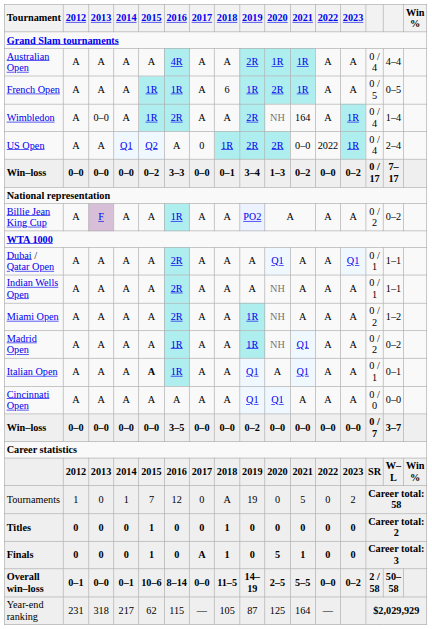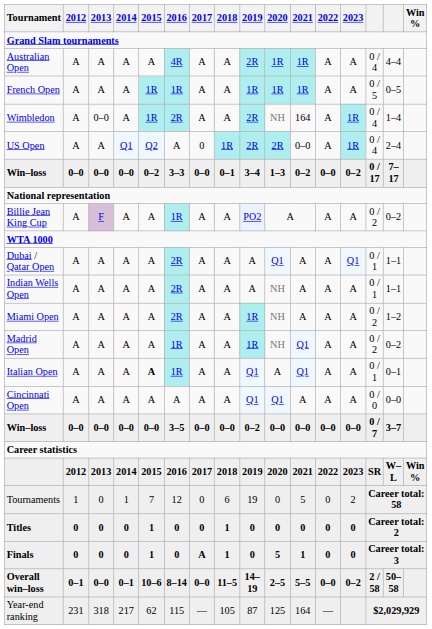(227, 90) 6 -> (227, 90) A
(277, 90) 2R -> (277, 90) 1R
(328, 145) 2022 -> (328, 145) A
(227, 499) A -> (227, 499) 6
